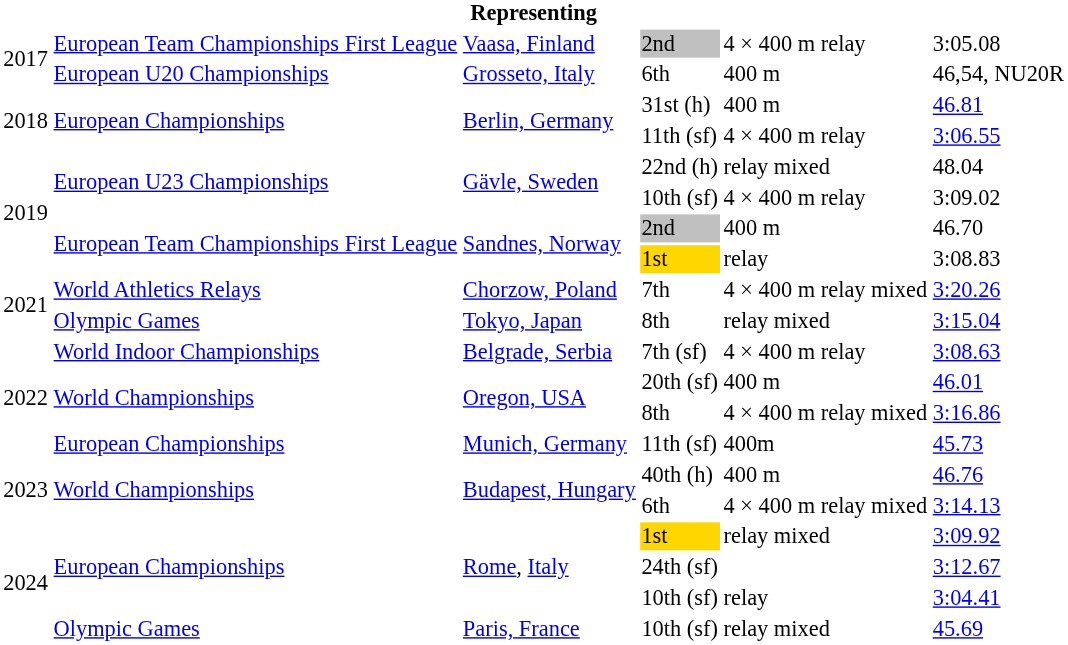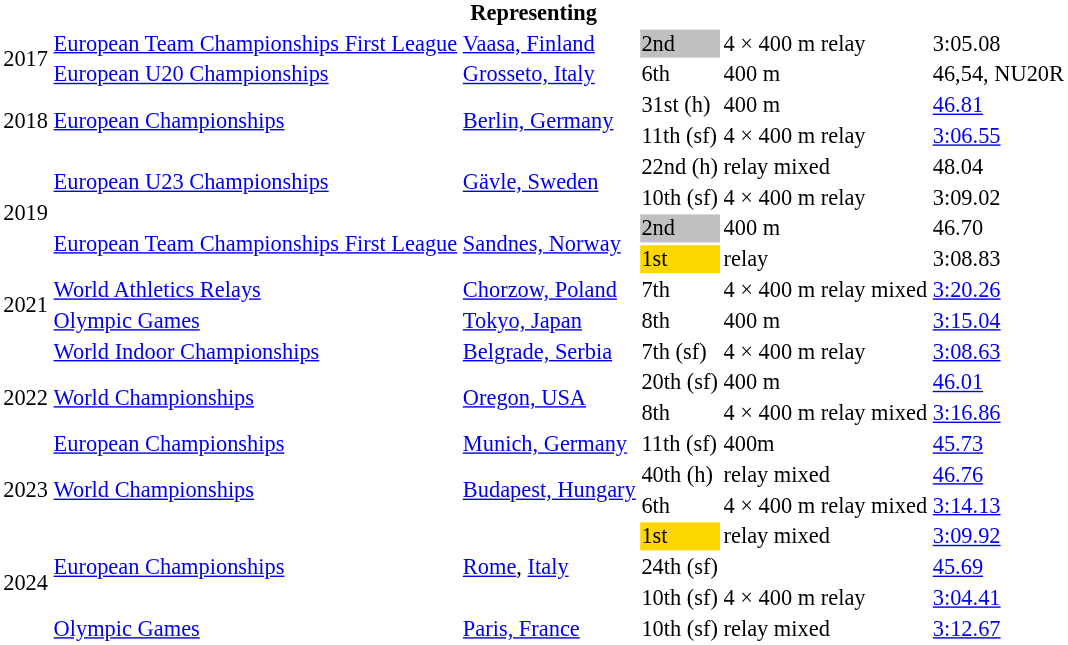(777, 320) relay mixed -> (752, 320) 400 m
(752, 474) 400 m -> (777, 474) relay mixed
(967, 566) 3:12.67 -> (958, 566) 45.69
(746, 597) relay -> (795, 597) 4 × 400 m relay
(958, 628) 45.69 -> (967, 628) 3:12.67
